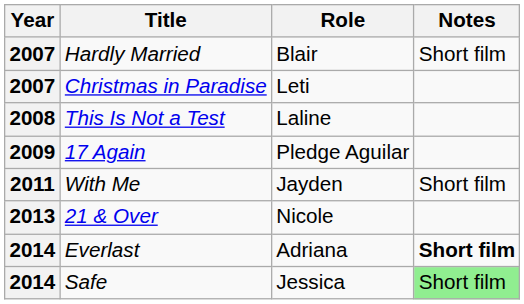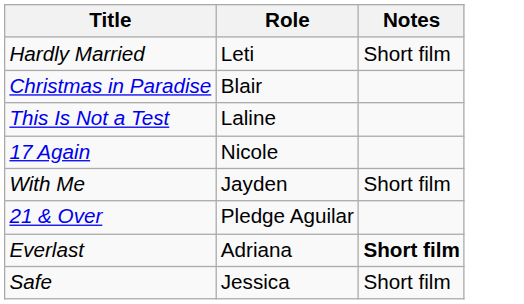- column: (32, 20)
(297, 53) Blair -> (237, 53) Leti
(293, 86) Leti -> (241, 86) Blair
(343, 151) Pledge Aguilar -> (249, 151) Nicole
(305, 217) Nicole -> (287, 217) Pledge Aguilar
(462, 282) lightgreen background -> (407, 282) no background
